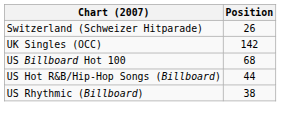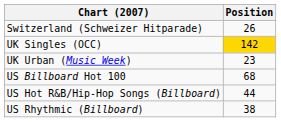(249, 45) no background -> (249, 45) gold background
+ row: (69, 61)
